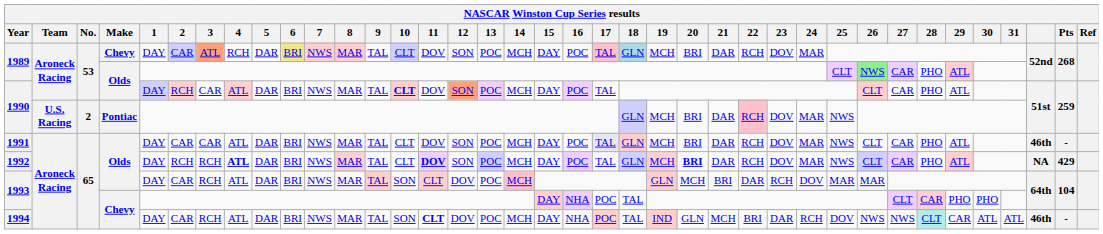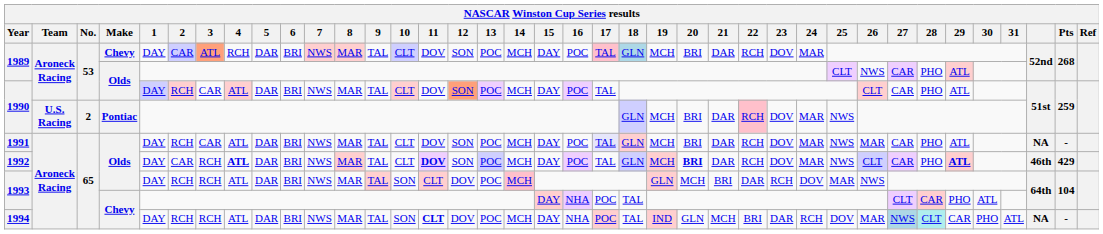(293, 52) khaki background -> (293, 52) no background
(872, 71) lightgreen background -> (872, 71) no background
(405, 90) bold -> (405, 90) normal
(182, 142) CAR -> (182, 142) RCH
(872, 142) CLT -> (872, 142) MAR
(1041, 142) 46th -> (1041, 142) NA
(182, 161) RCH -> (182, 161) CAR
(960, 161) normal -> (960, 161) bold
(1041, 161) NA -> (1041, 161) 46th
(182, 180) CAR -> (182, 180) RCH
(872, 180) MAR -> (872, 180) NWS
(987, 199) PHO -> (987, 199) ATL
(182, 219) CAR -> (182, 219) RCH
(872, 219) NWS -> (872, 219) MAR
(903, 219) no background -> (903, 219) lightblue background
(987, 219) ATL -> (987, 219) PHO
(1041, 219) 46th -> (1041, 219) NA
